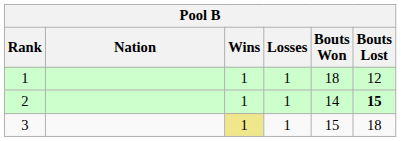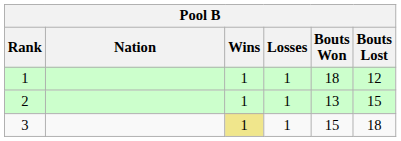(332, 101) 14 -> (332, 101) 13
(374, 101) bold -> (374, 101) normal
